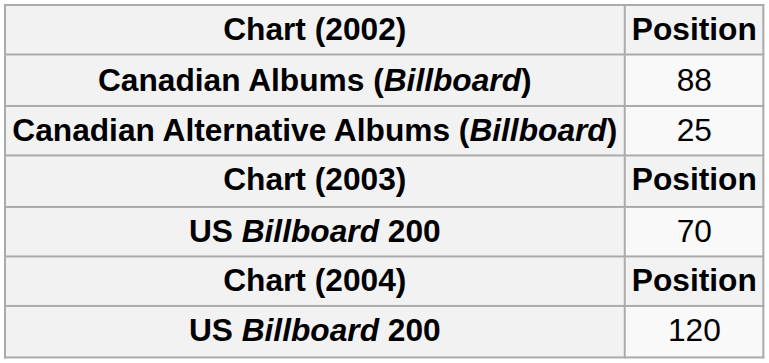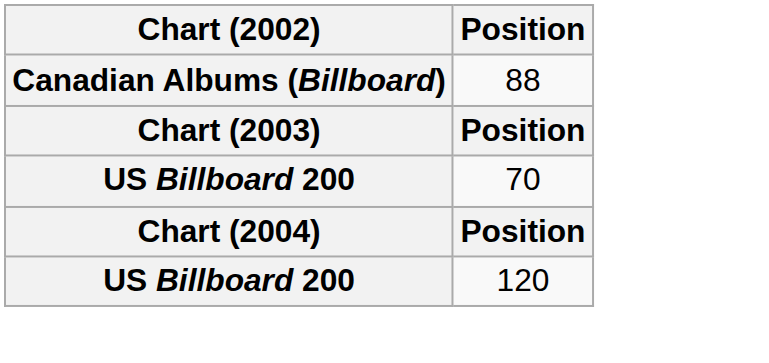- row: (694, 130)
